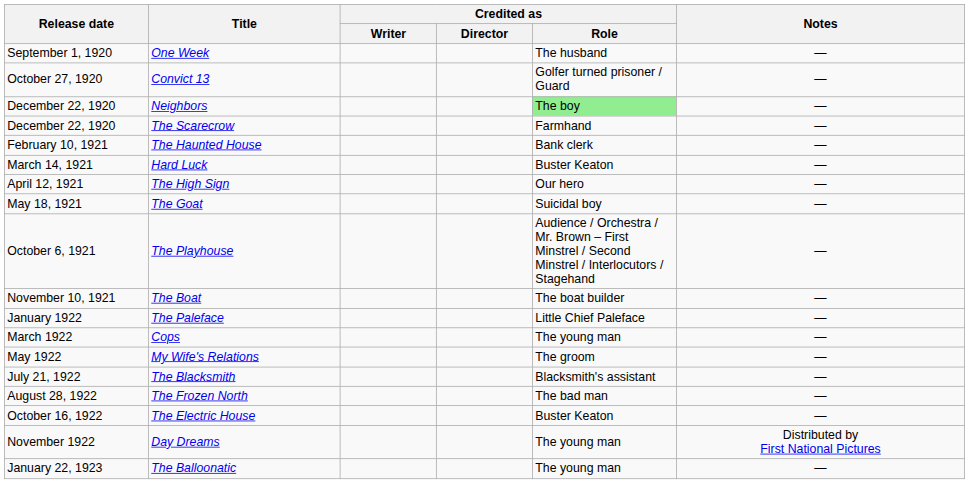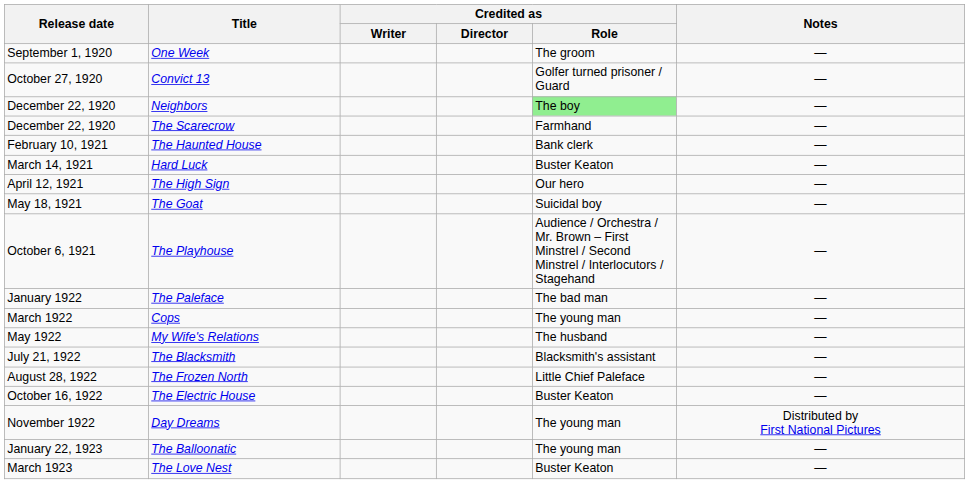(571, 53) The husband -> (565, 53) The groom
- row: (176, 298)
(590, 318) Little Chief Paleface -> (572, 298) The bad man
(565, 357) The groom -> (571, 337) The husband
(572, 396) The bad man -> (590, 376) Little Chief Paleface
+ row: (191, 468)
